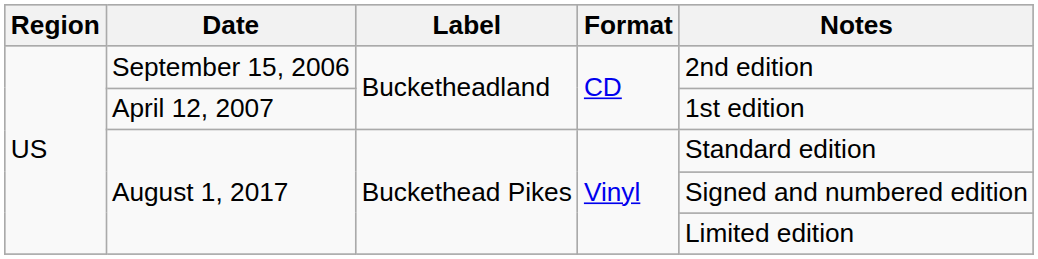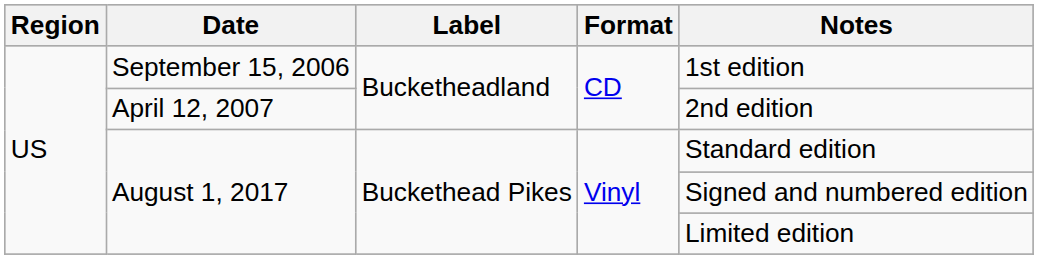(749, 66) 2nd edition -> (745, 66) 1st edition
(745, 108) 1st edition -> (749, 108) 2nd edition
